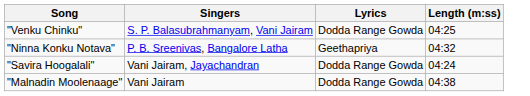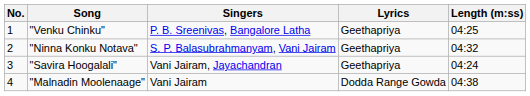+ column: (16, 13)
(220, 31) S. P. Balasubrahmanyam, Vani Jairam -> (230, 31) P. B. Sreenivas, Bangalore Latha
(371, 31) Dodda Range Gowda -> (371, 31) Geethapriya
(208, 48) P. B. Sreenivas, Bangalore Latha -> (243, 48) S. P. Balasubrahmanyam, Vani Jairam
(371, 65) Dodda Range Gowda -> (371, 65) Geethapriya
